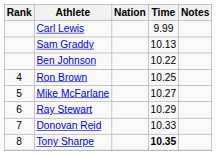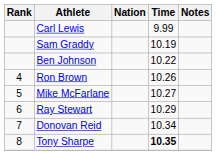(163, 45) 10.13 -> (163, 45) 10.19
(163, 77) 10.25 -> (163, 77) 10.26
(163, 126) 10.33 -> (163, 126) 10.34
